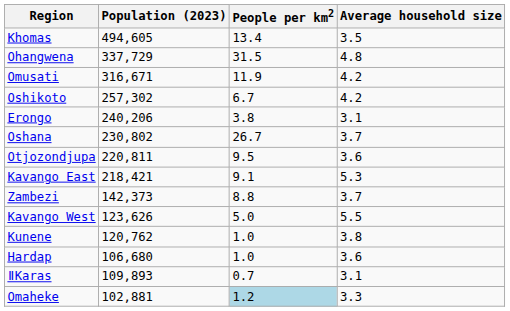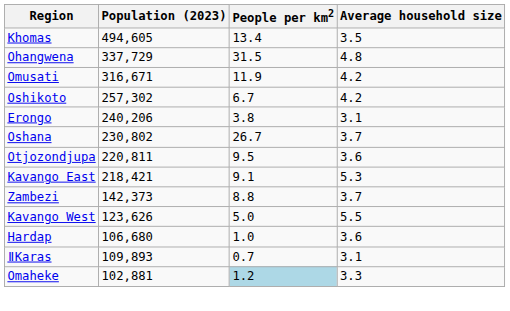- row: (29, 237)
